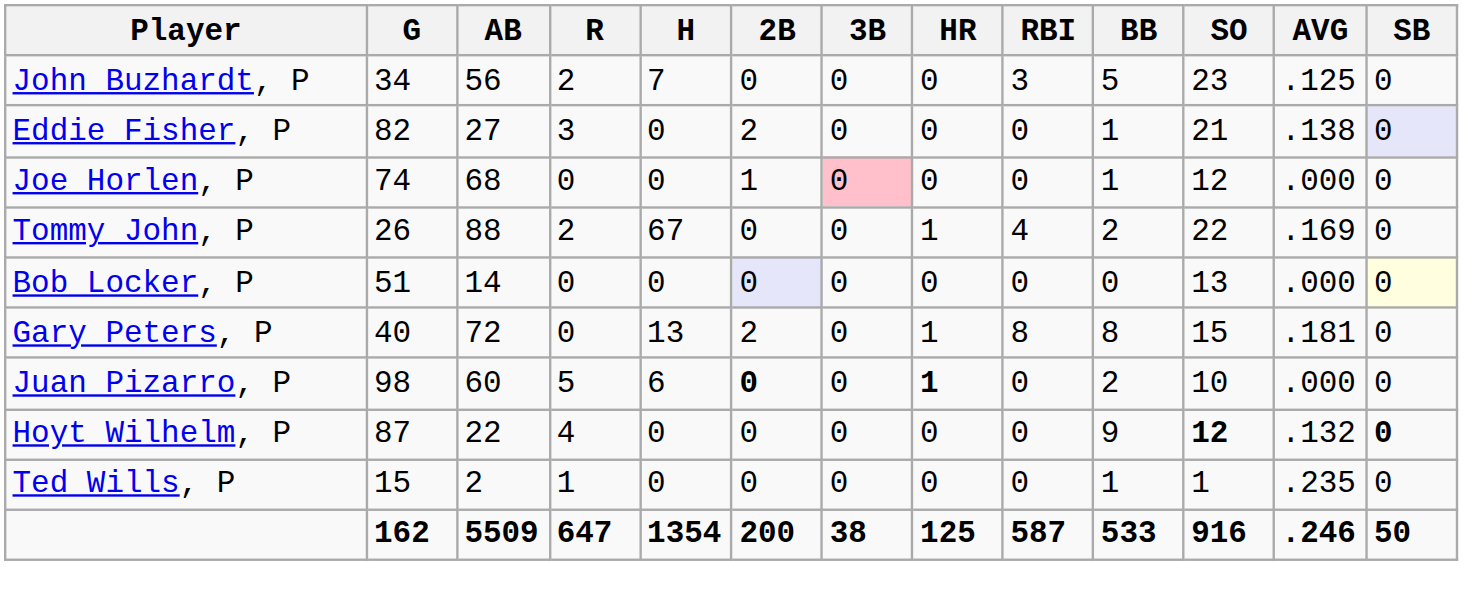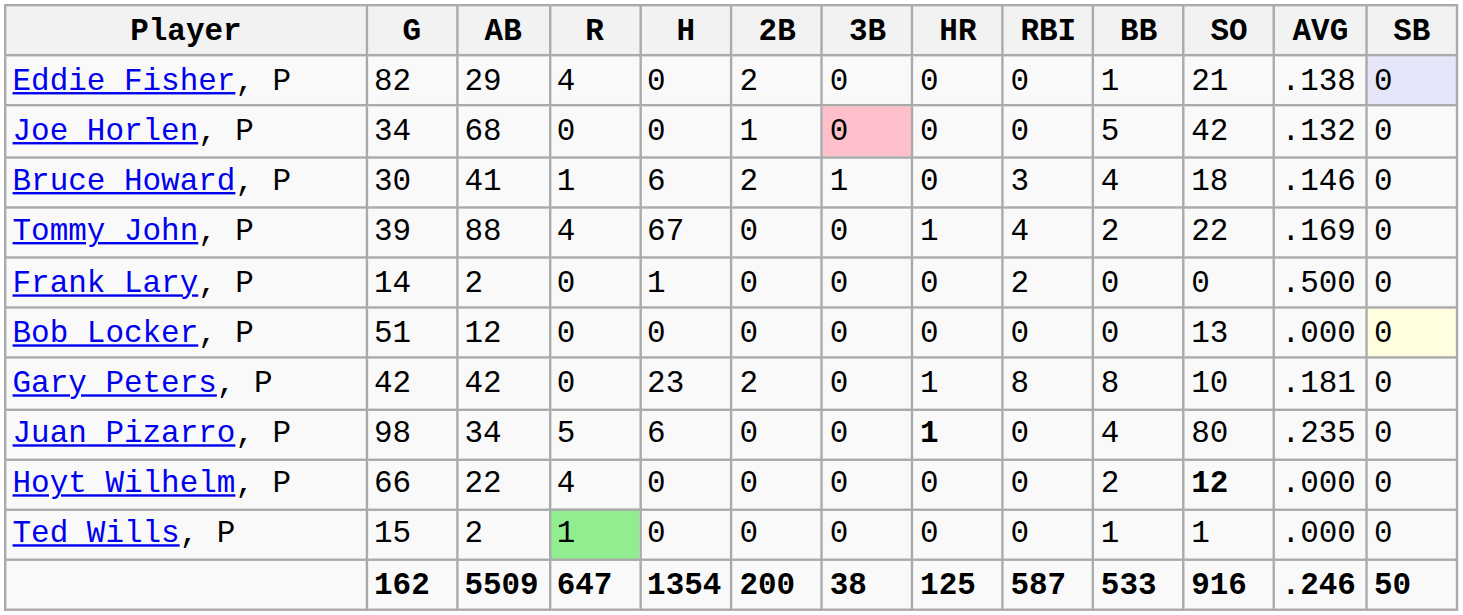- row: (161, 81)
(483, 131) 27 -> (483, 81) 29
(566, 131) 3 -> (566, 81) 4
(393, 182) 74 -> (393, 131) 34
(1110, 182) 1 -> (1110, 131) 5
(1210, 182) 12 -> (1210, 131) 42
(1319, 182) .000 -> (1319, 131) .132
+ row: (152, 182)
(393, 232) 26 -> (393, 232) 39
(566, 232) 2 -> (566, 232) 4
+ row: (133, 283)
(483, 283) 14 -> (483, 333) 12
(749, 283) lavender background -> (749, 333) no background
(393, 333) 40 -> (393, 383) 42
(483, 333) 72 -> (483, 383) 42
(666, 333) 13 -> (666, 383) 23
(1210, 333) 15 -> (1210, 383) 10
(483, 383) 60 -> (483, 434) 34
(749, 383) bold -> (749, 434) normal
(1110, 383) 2 -> (1110, 434) 4
(1210, 383) 10 -> (1210, 434) 80
(1319, 383) .000 -> (1319, 434) .235
(393, 434) 87 -> (393, 484) 66
(1110, 434) 9 -> (1110, 484) 2
(1319, 434) .132 -> (1319, 484) .000
(1383, 434) bold -> (1383, 484) normal
(566, 484) no background -> (566, 535) lightgreen background
(1319, 484) .235 -> (1319, 535) .000
